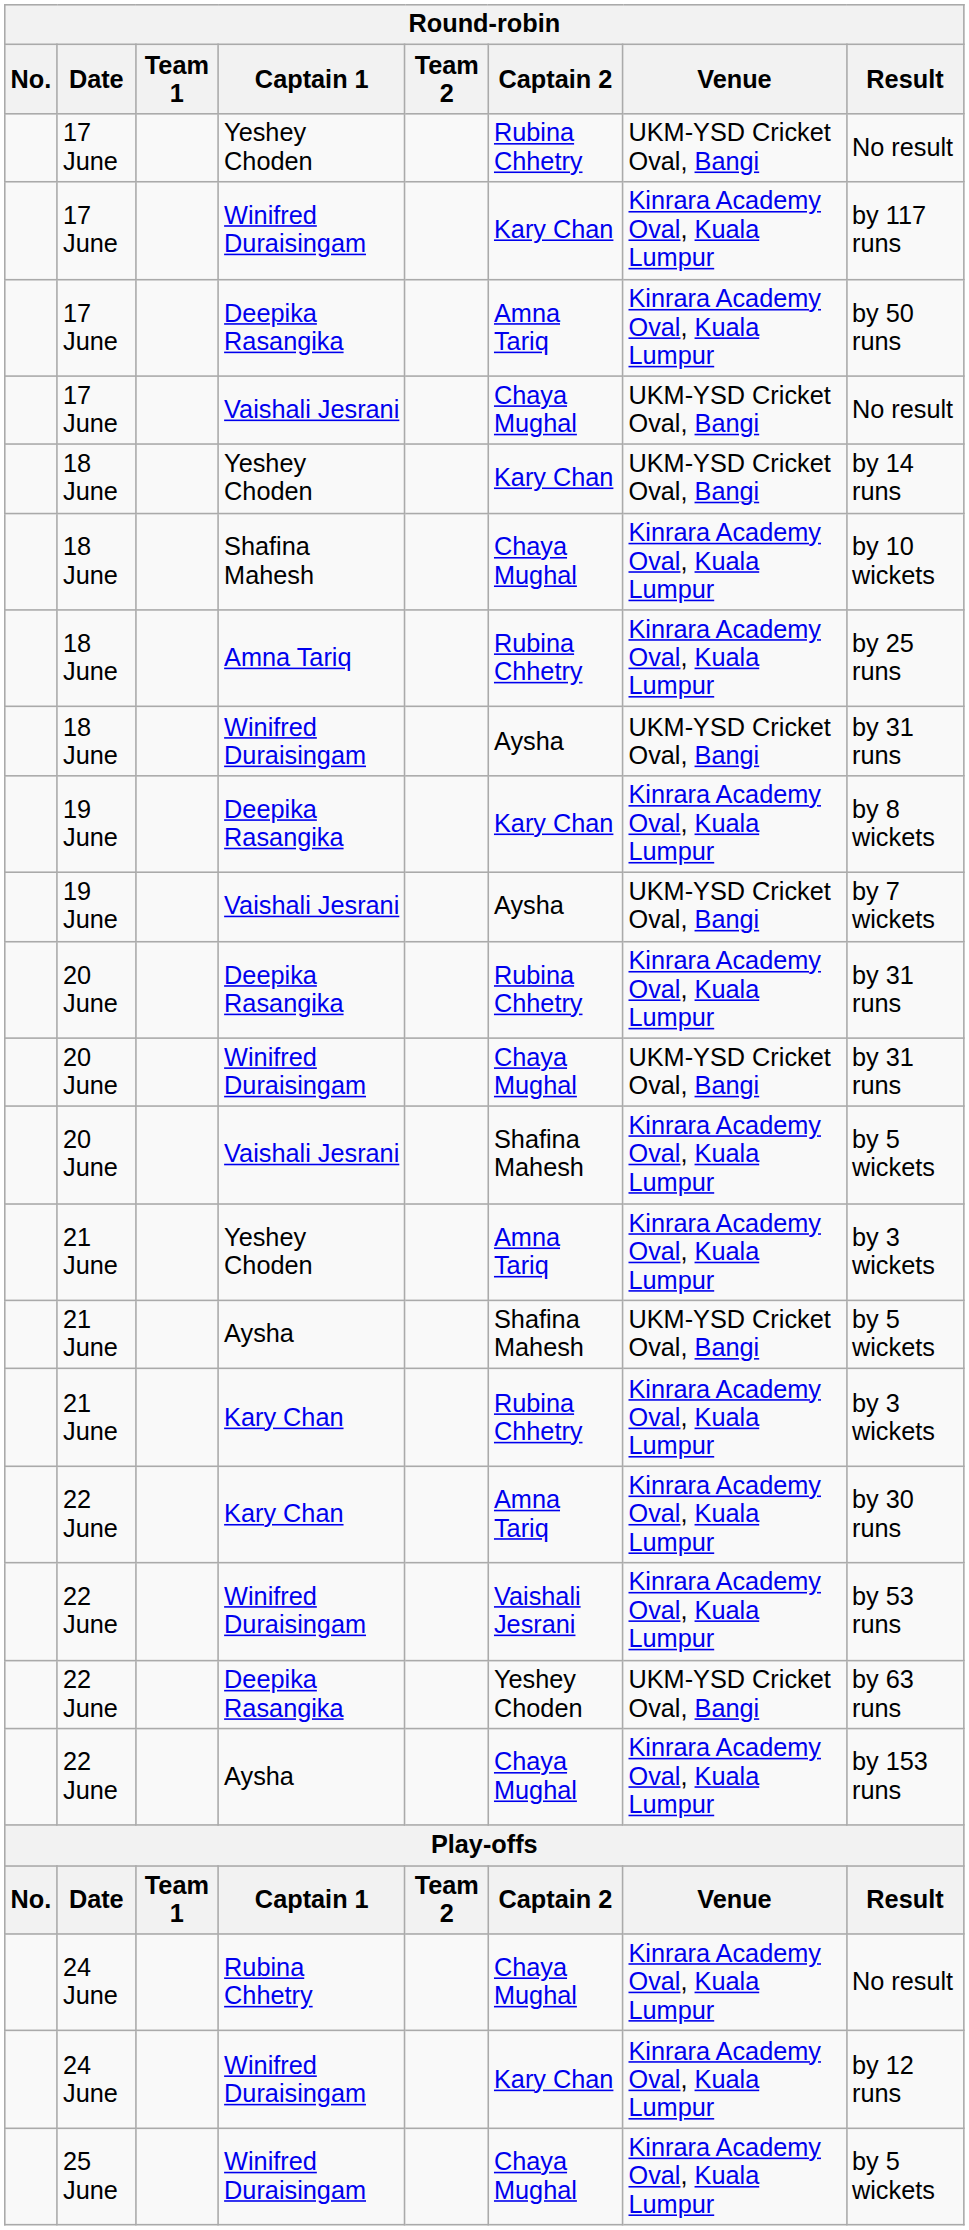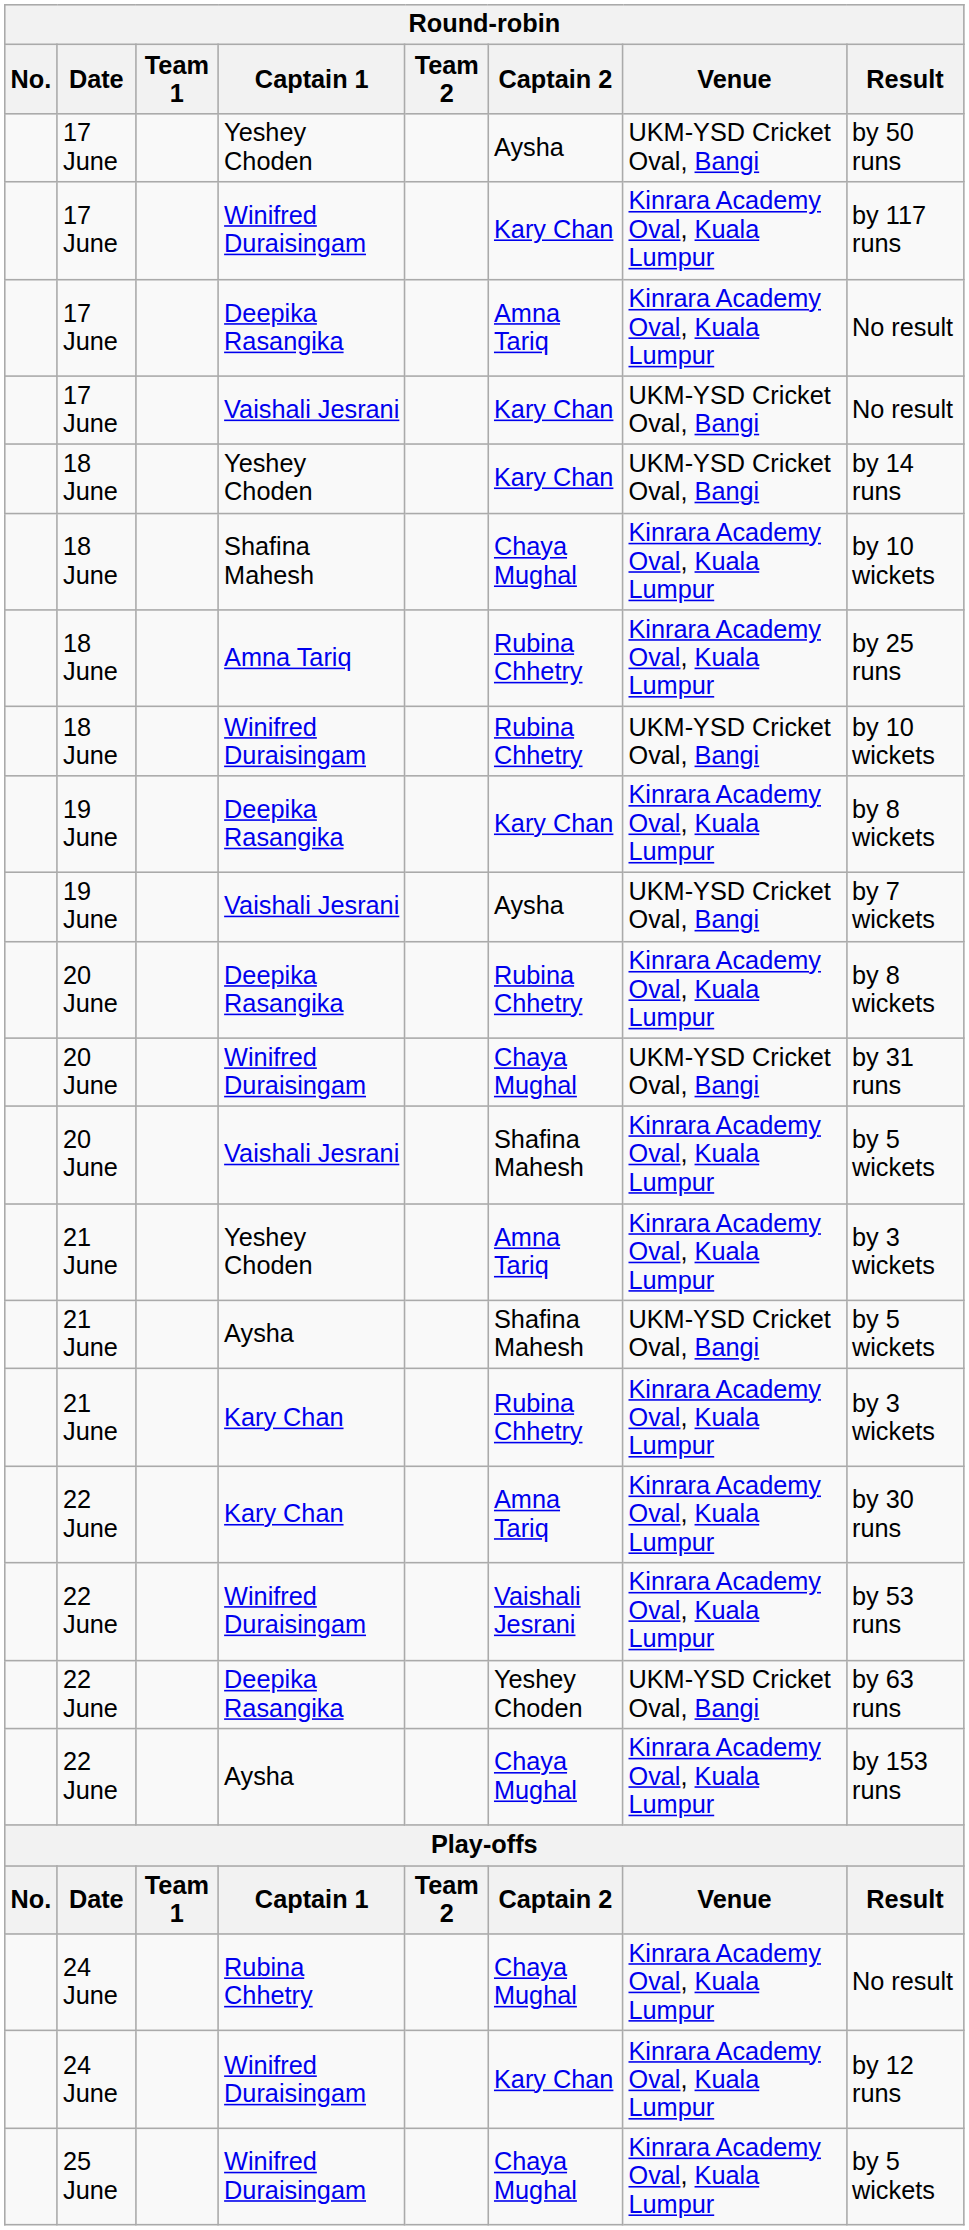(538, 147) Rubina Chhetry -> (529, 147) Aysha
(903, 147) No result -> (883, 147) by 50 runs
(883, 327) by 50 runs -> (903, 327) No result
(535, 409) Chaya Mughal -> (554, 409) Kary Chan
(529, 740) Aysha -> (538, 740) Rubina Chhetry
(883, 740) by 31 runs -> (893, 740) by 10 wickets
(883, 989) by 31 runs -> (893, 989) by 8 wickets
